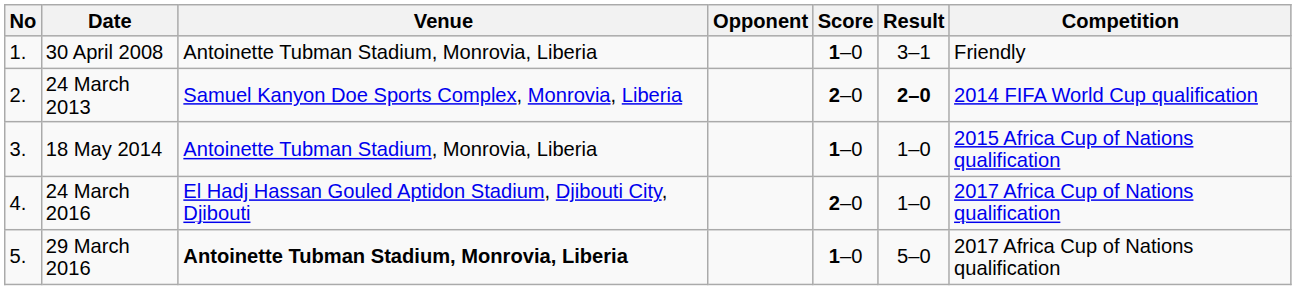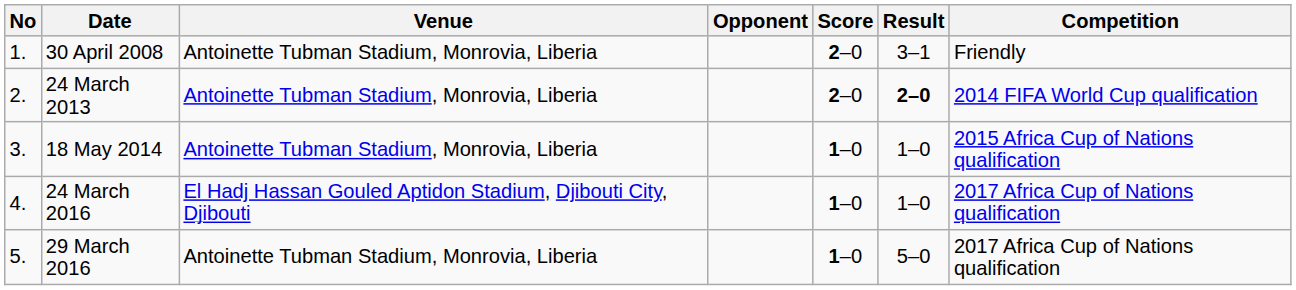(846, 52) 1–0 -> (845, 52) 2–0
(433, 95) Samuel Kanyon Doe Sports Complex, Monrovia, Liberia -> (390, 95) Antoinette Tubman Stadium, Monrovia, Liberia
(846, 203) 2–0 -> (845, 203) 1–0
(406, 257) bold -> (390, 257) normal
